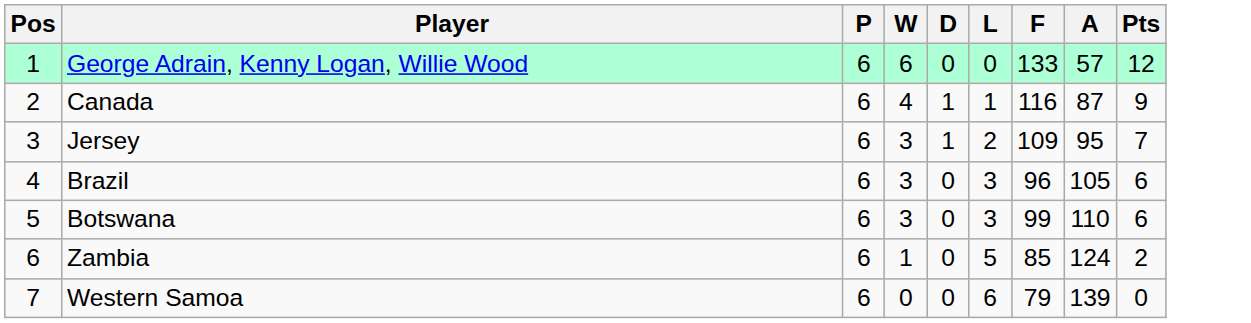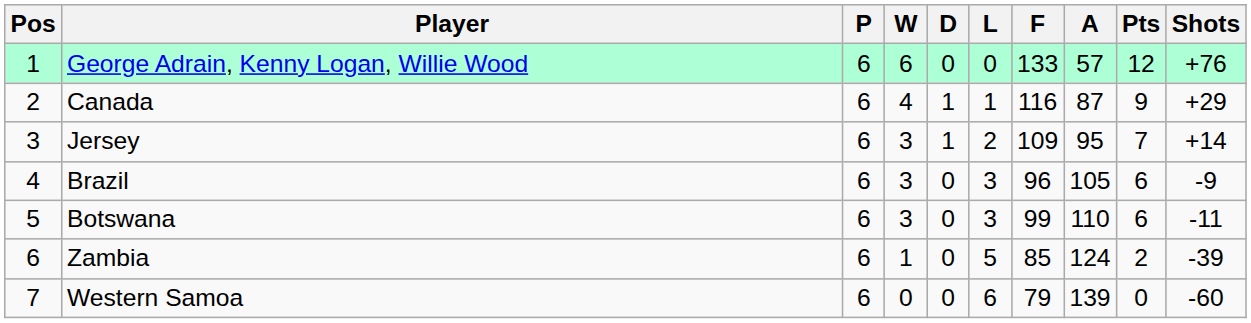+ column: (1206, 24)
